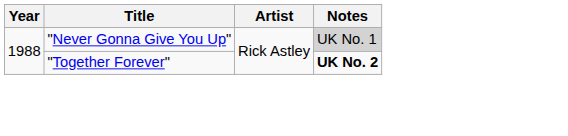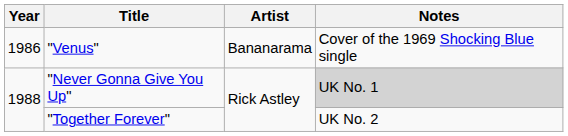+ row: (73, 47)
(348, 62) bold -> (349, 119) normal
